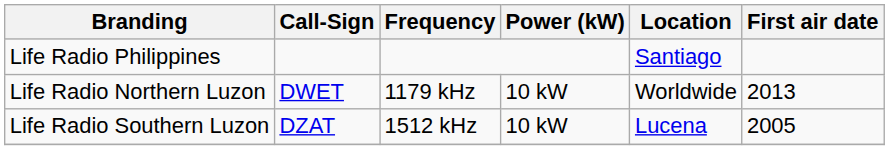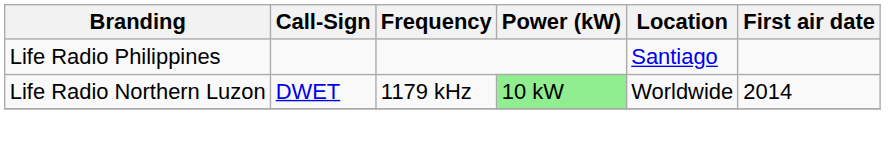(537, 91) no background -> (533, 91) lightgreen background
(771, 91) 2013 -> (768, 91) 2014
- row: (140, 126)
